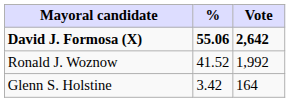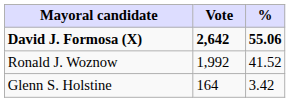columns swapped: (259, 16) <-> (213, 16)
